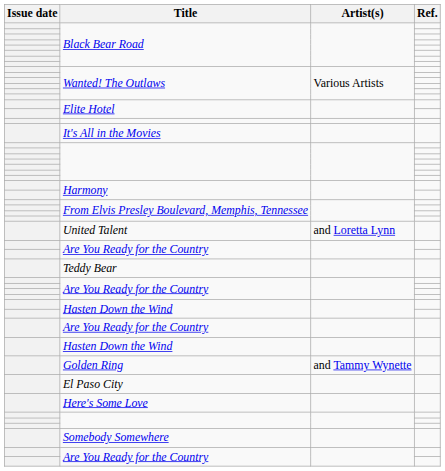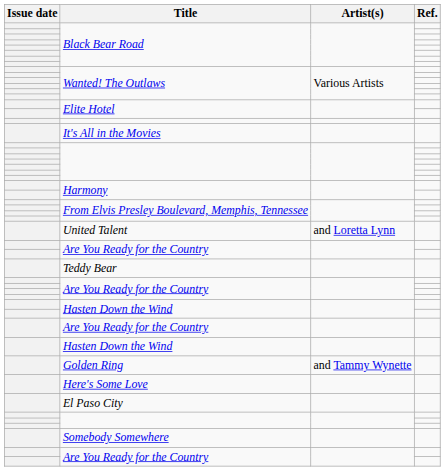rows swapped: (105, 402) <-> (93, 384)
